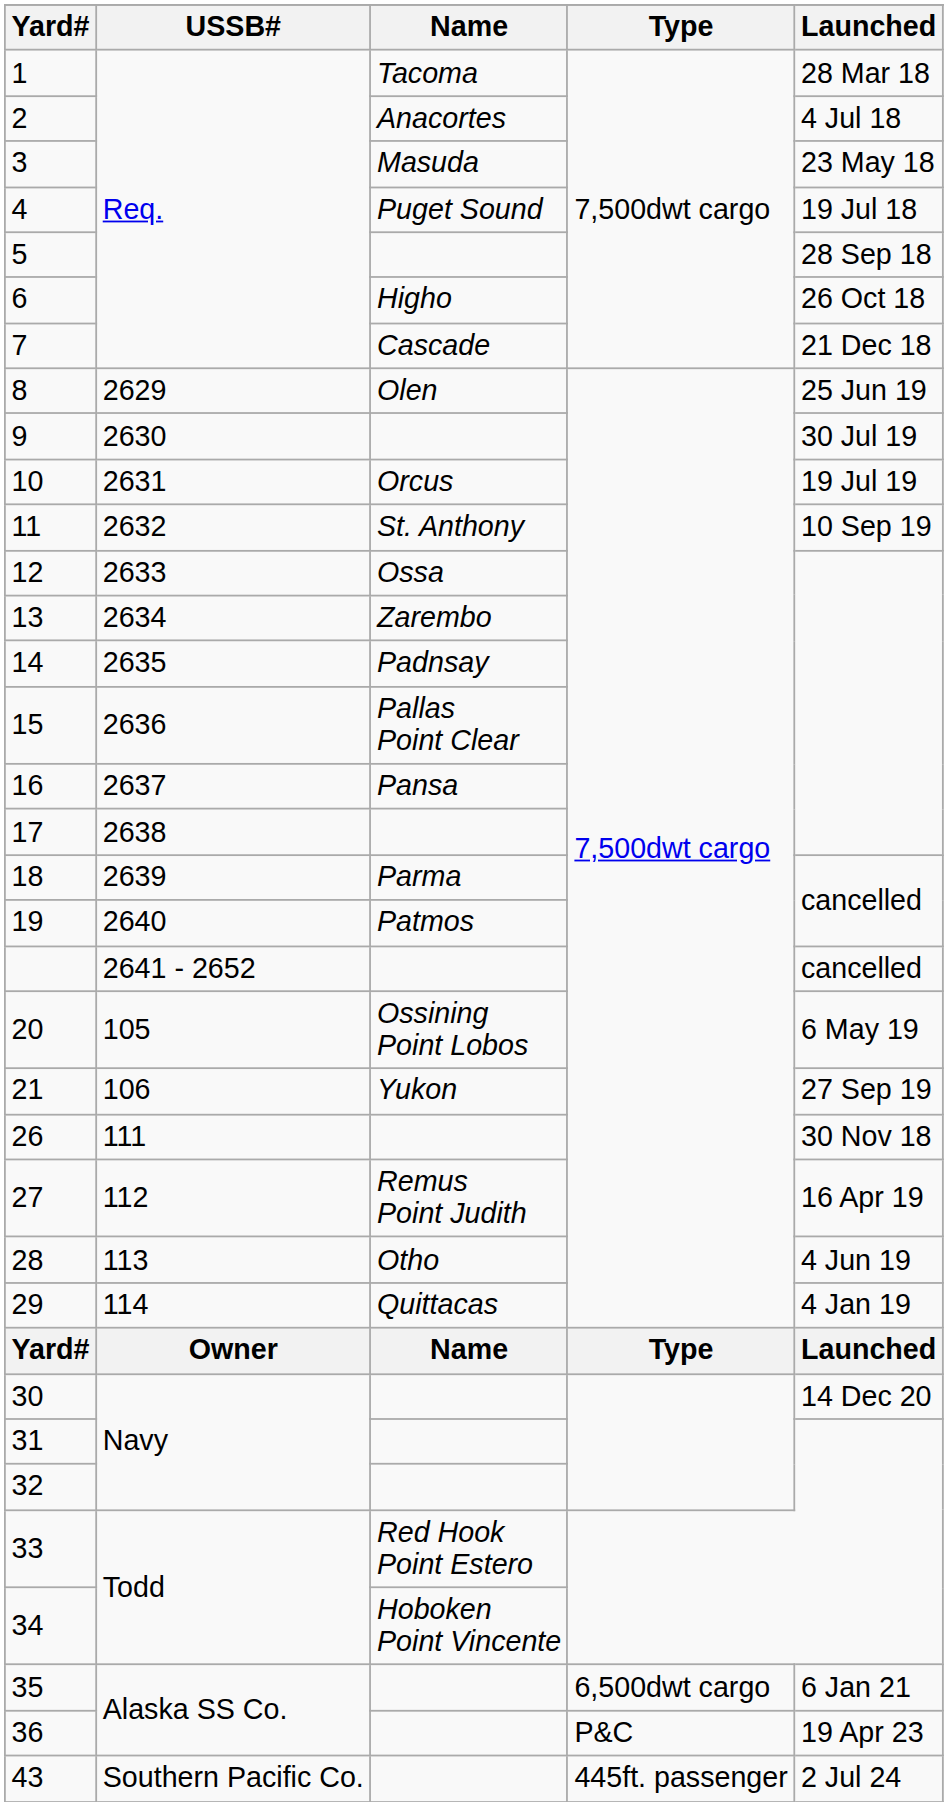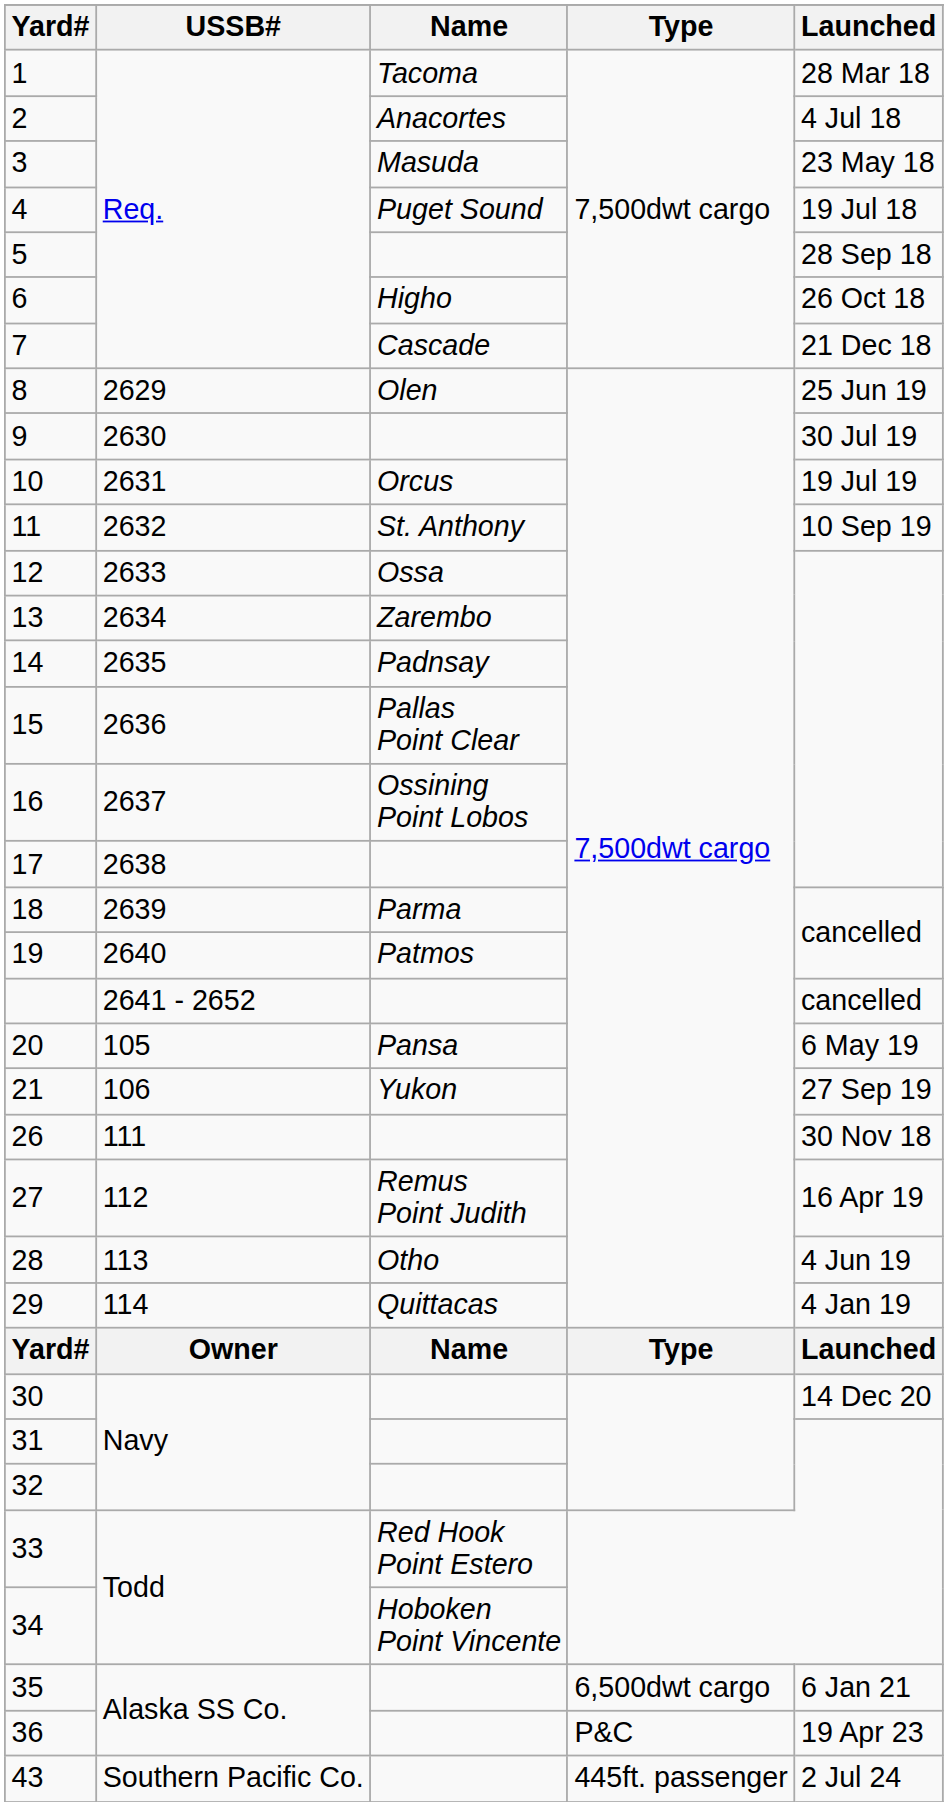(418, 786) Pansa -> (453, 802) Ossining Point Lobos
(453, 1029) Ossining Point Lobos -> (418, 1045) Pansa
